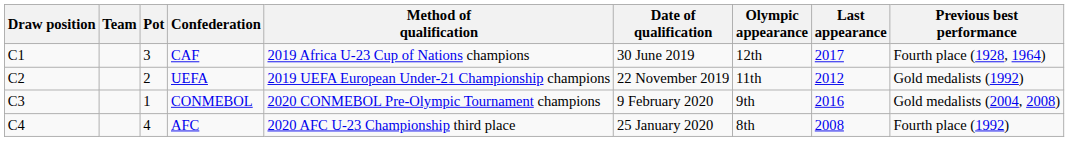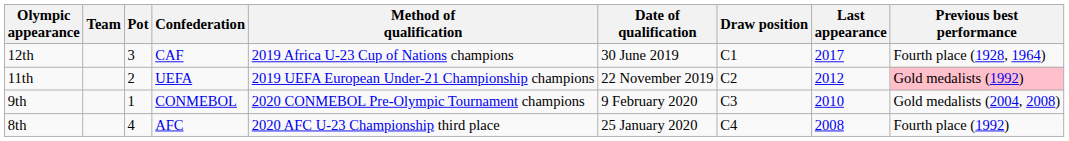columns swapped: (52, 24) <-> (772, 24)
(959, 78) no background -> (959, 78) pink background
(829, 101) 2016 -> (829, 101) 2010
